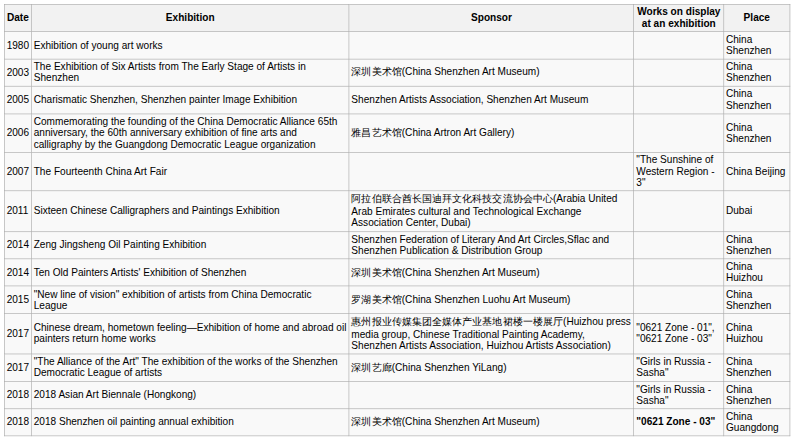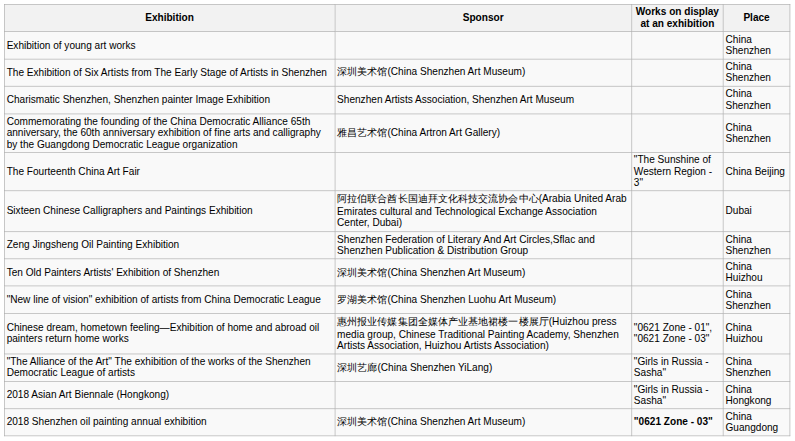- column: (18, 18)
(749, 395) China Shenzhen -> (748, 395) China Hongkong
